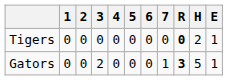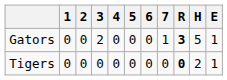rows swapped: (32, 63) <-> (32, 40)
